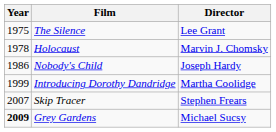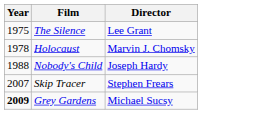(18, 65) 1986 -> (18, 65) 1988
- row: (105, 83)
